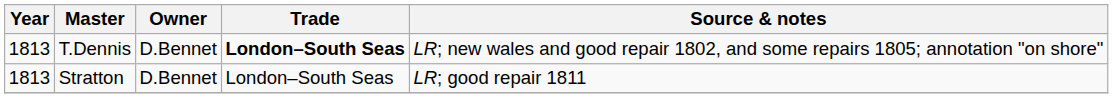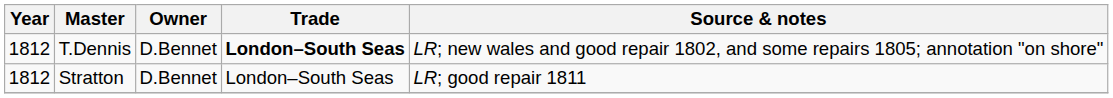(30, 48) 1813 -> (30, 48) 1812
(30, 78) 1813 -> (30, 78) 1812
